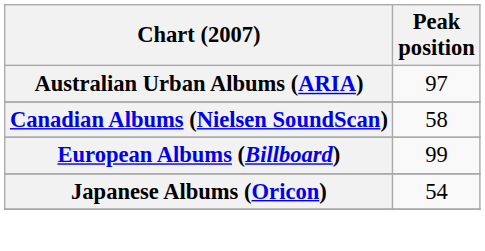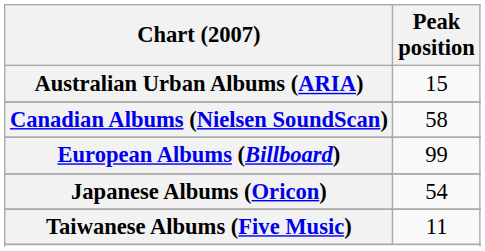(437, 83) 97 -> (437, 83) 15
+ row: (199, 226)
